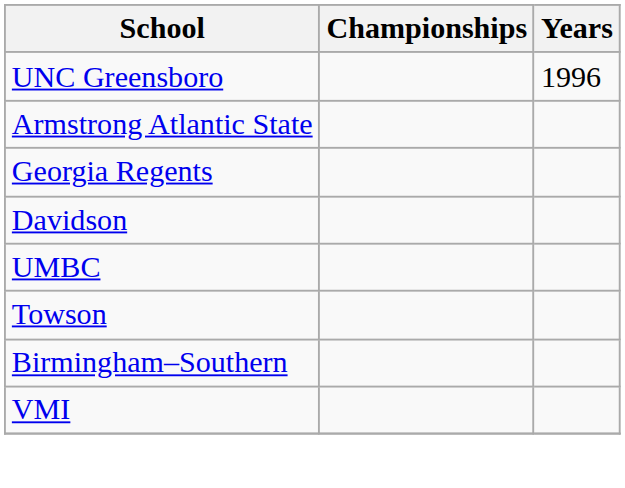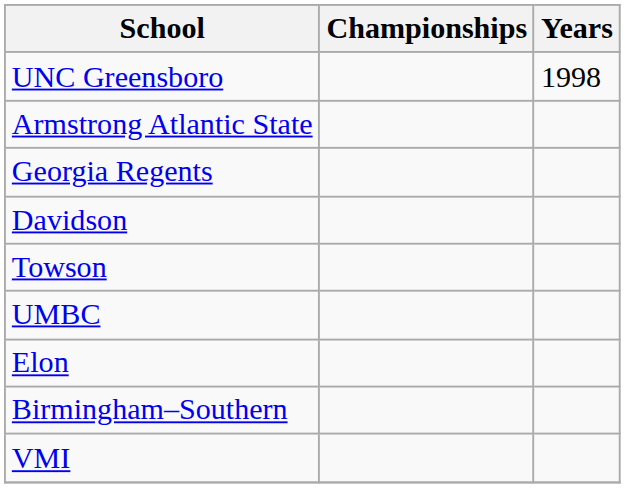(571, 76) 1996 -> (571, 76) 1998
rows swapped: (59, 314) <-> (56, 266)
+ row: (40, 362)
